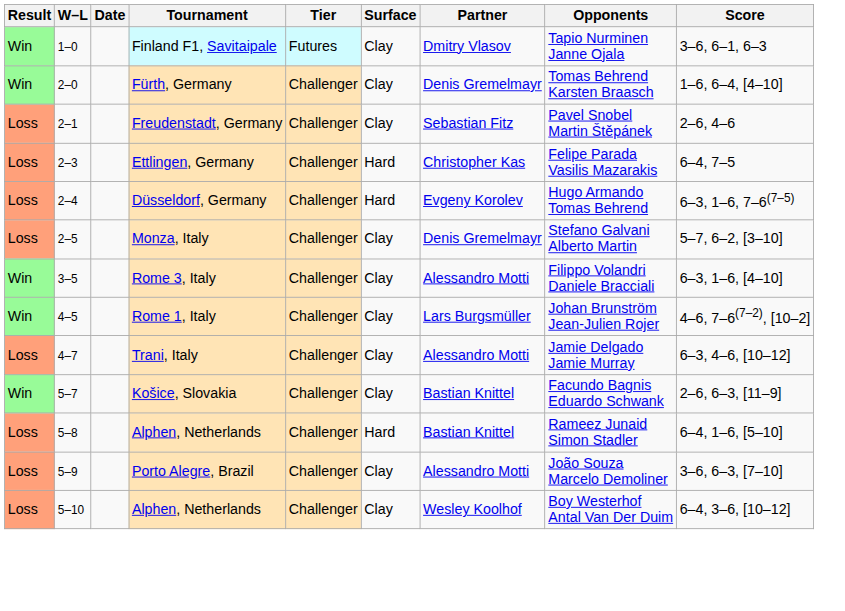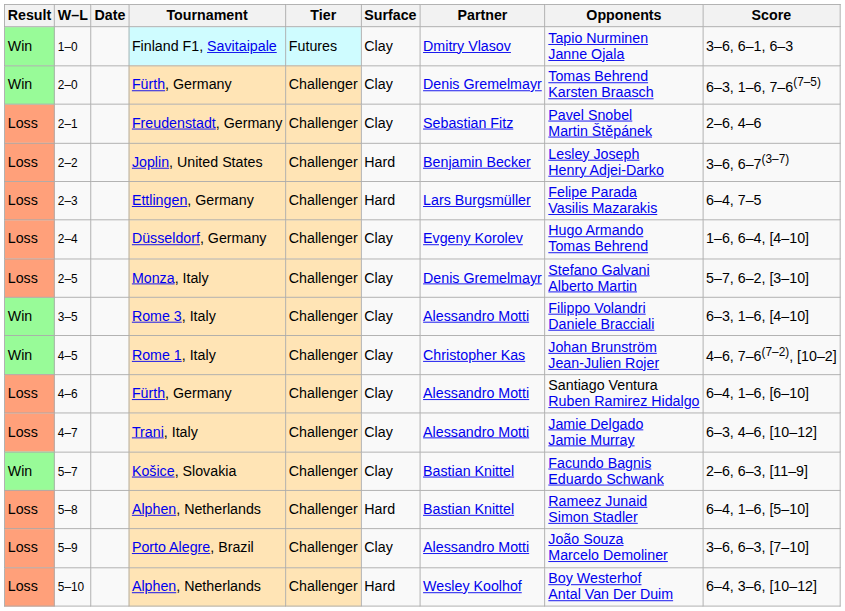(731, 84) 1–6, 6–4, [4–10] -> (763, 84) 6–3, 1–6, 7–6(7–5)
+ row: (68, 163)
(474, 162) Christopher Kas -> (477, 200) Lars Burgsmüller
(380, 200) Hard -> (379, 239) Clay
(737, 200) 6–3, 1–6, 7–6(7–5) -> (758, 239) 1–6, 6–4, [4–10]
(477, 316) Lars Burgsmüller -> (474, 355) Christopher Kas
+ row: (68, 394)
(379, 509) Clay -> (380, 586) Hard
